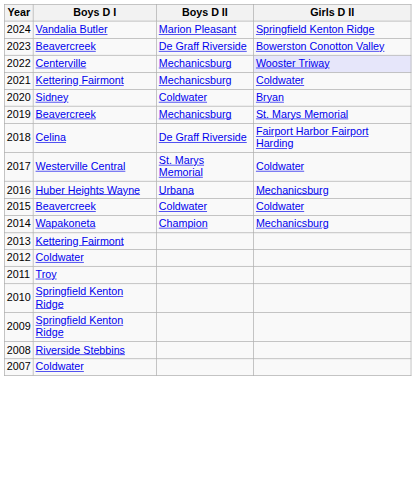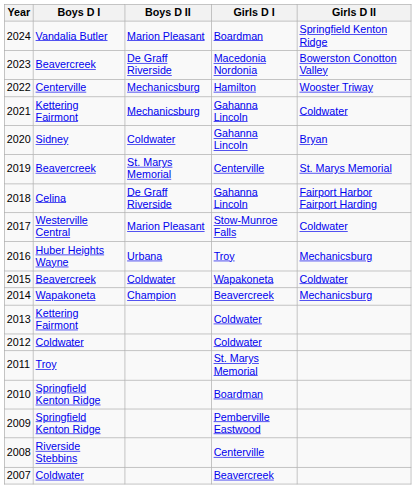+ column: (254, 13)
(293, 64) lavender background -> (336, 88) no background
(195, 115) Mechanicsburg -> (150, 169) St. Marys Memorial
(181, 167) St. Marys Memorial -> (166, 227) Marion Pleasant
